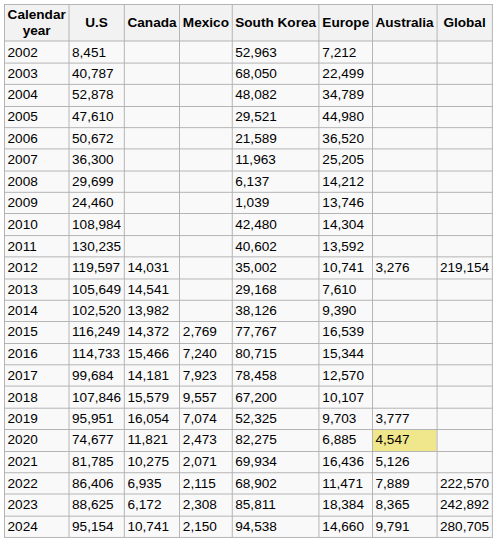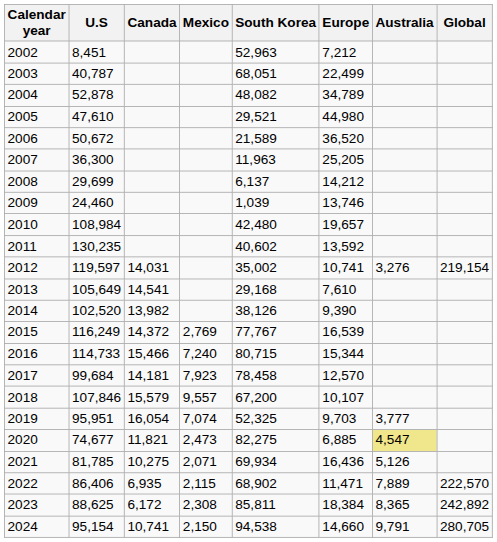(256, 73) 68,050 -> (256, 73) 68,051
(343, 224) 14,304 -> (343, 224) 19,657
